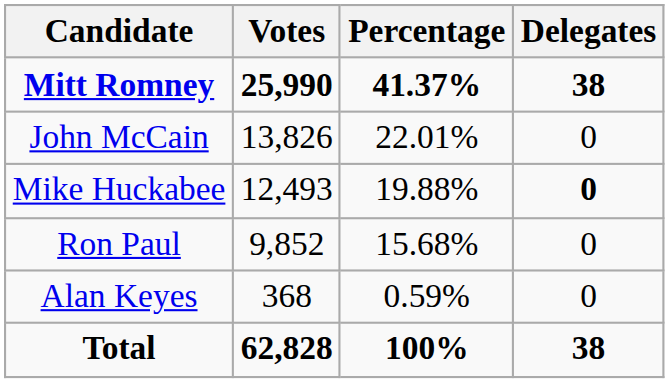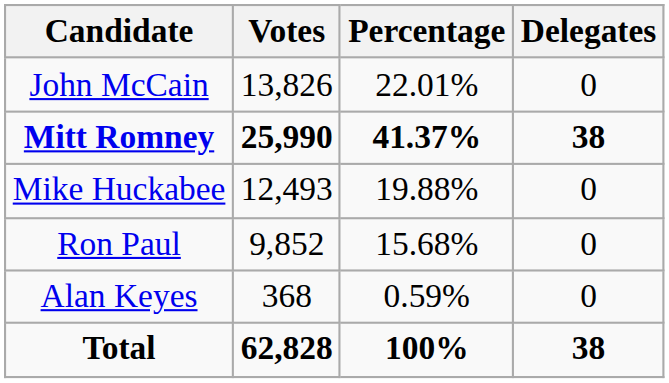rows swapped: (119, 84) <-> (119, 137)
(589, 190) bold -> (589, 190) normal
